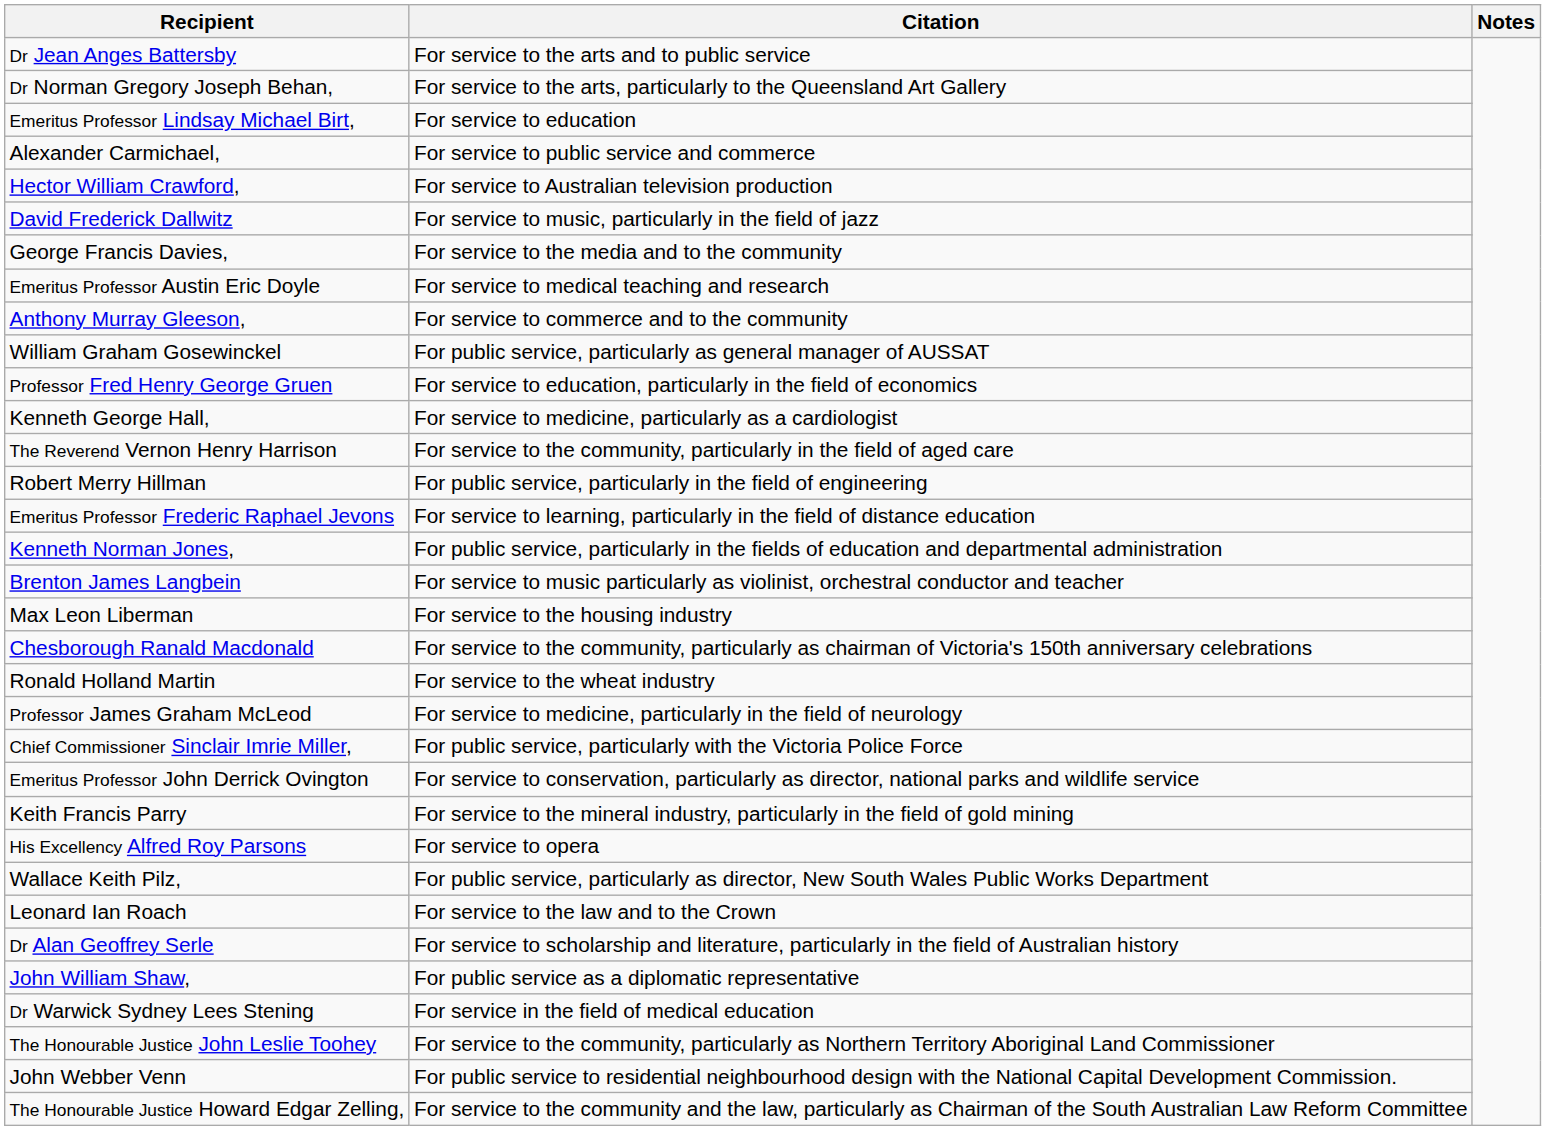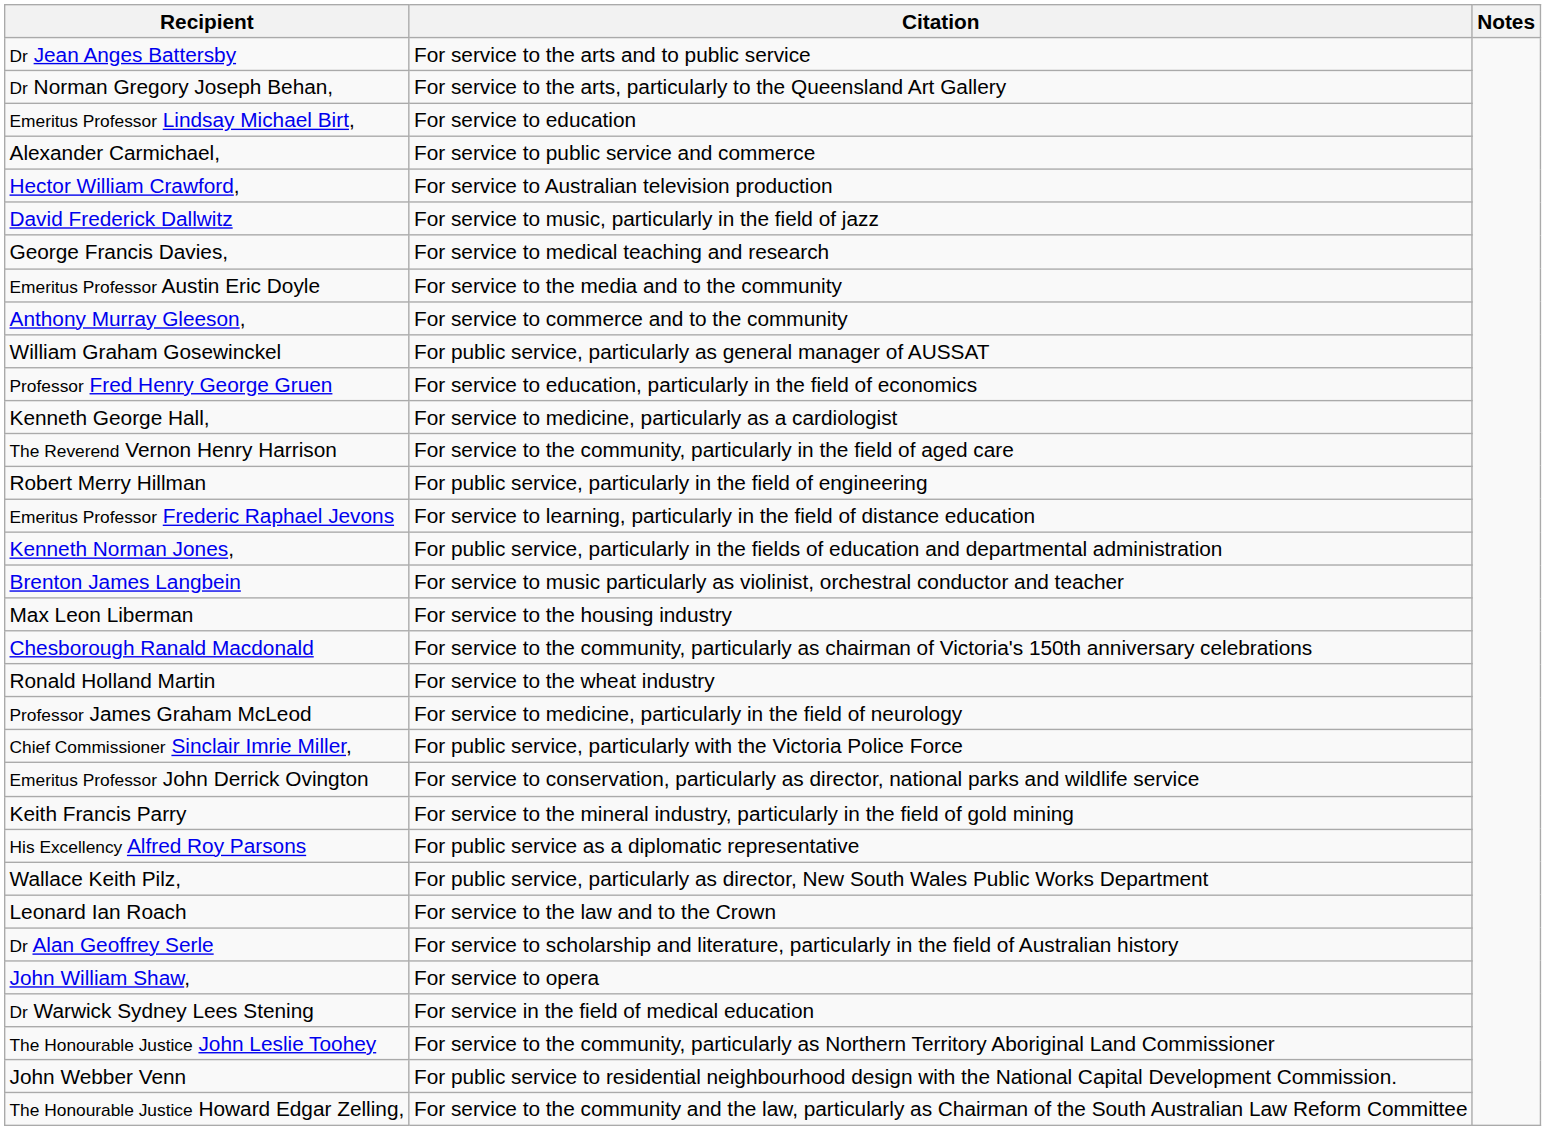(628, 252) For service to the media and to the community -> (622, 252) For service to medical teaching and research
(622, 285) For service to medical teaching and research -> (628, 285) For service to the media and to the community
(506, 845) For service to opera -> (637, 845) For public service as a diplomatic representative
(637, 977) For public service as a diplomatic representative -> (506, 977) For service to opera
